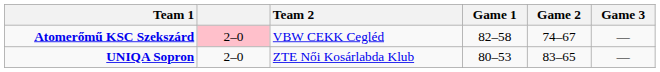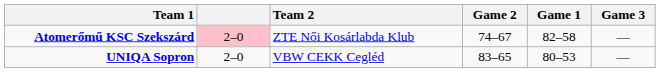columns swapped: (495, 15) <-> (559, 15)
(328, 36) VBW CEKK Cegléd -> (343, 36) ZTE Női Kosárlabda Klub
(343, 57) ZTE Női Kosárlabda Klub -> (328, 57) VBW CEKK Cegléd
